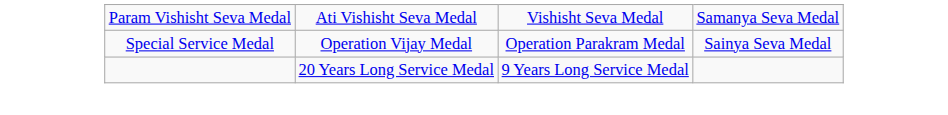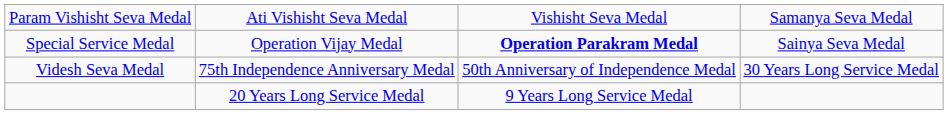(595, 43) normal -> (599, 43) bold
+ row: (100, 69)
